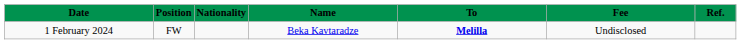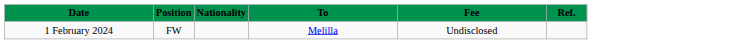- column: (323, 13)
(472, 30) bold -> (323, 30) normal
